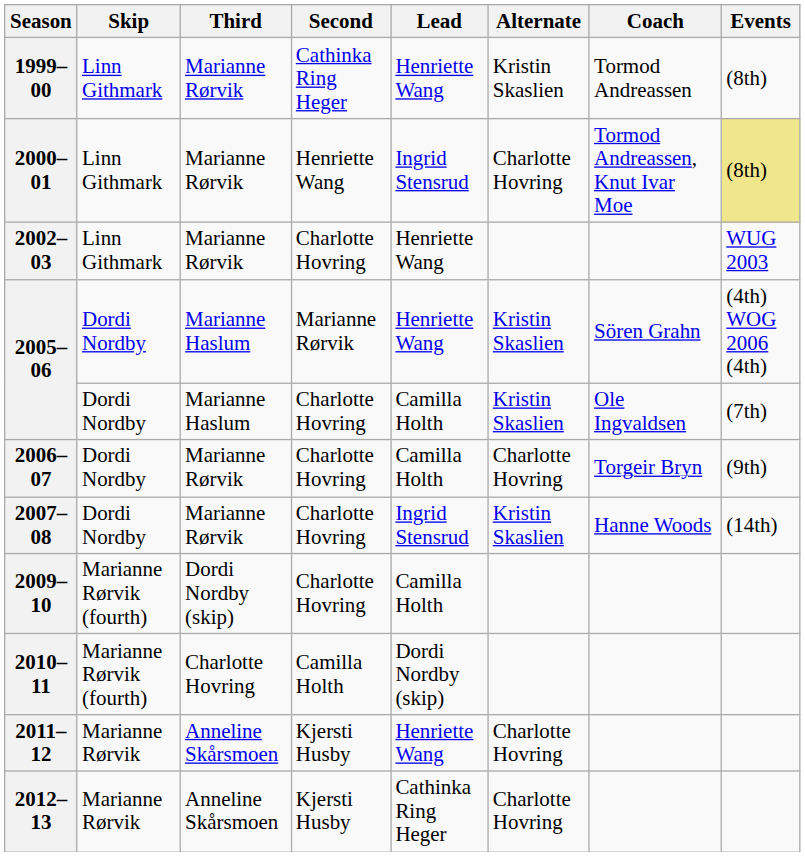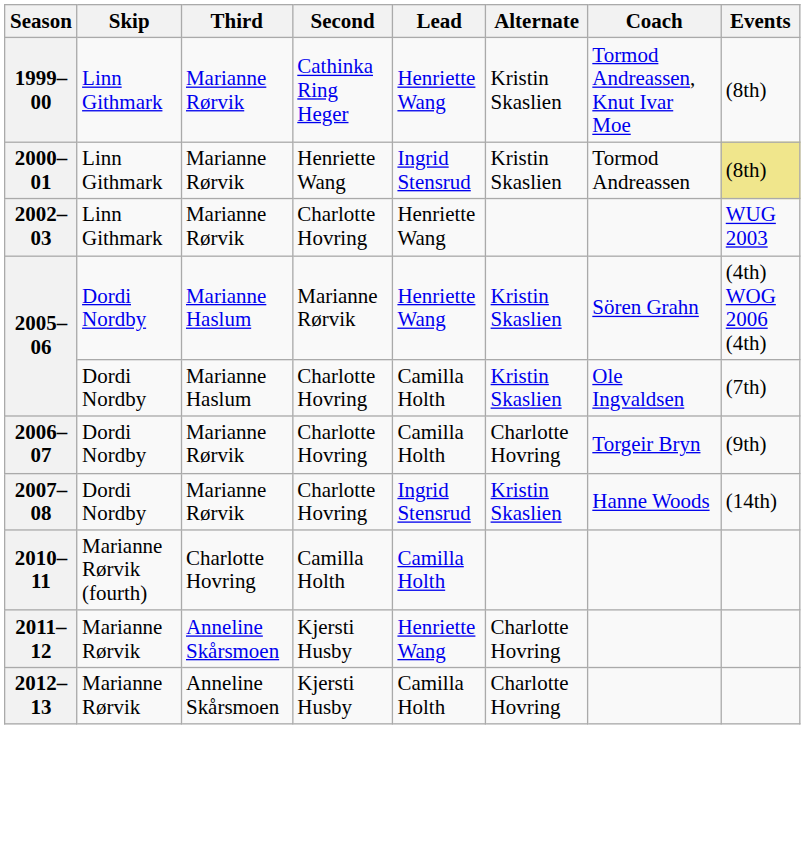(643, 77) Tormod Andreassen -> (644, 89) Tormod Andreassen, Knut Ivar Moe
(532, 170) Charlotte Hovring -> (526, 170) Kristin Skaslien
(646, 170) Tormod Andreassen, Knut Ivar Moe -> (641, 170) Tormod Andreassen
- row: (41, 593)
(427, 673) Dordi Nordby (skip) -> (431, 570) Camilla Holth
(433, 811) Cathinka Ring Heger -> (431, 695) Camilla Holth
